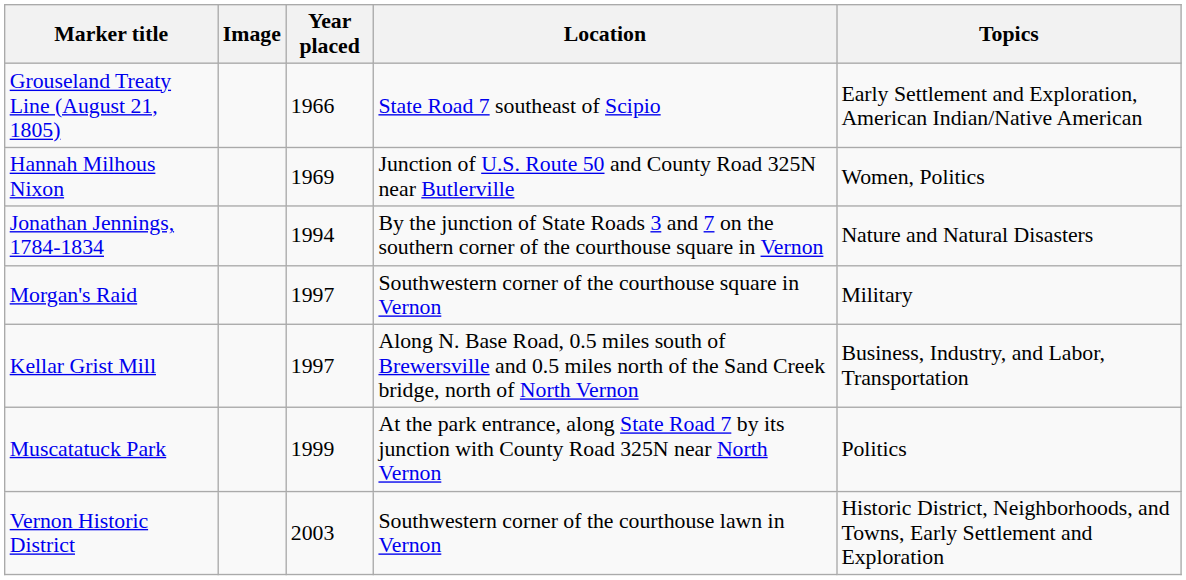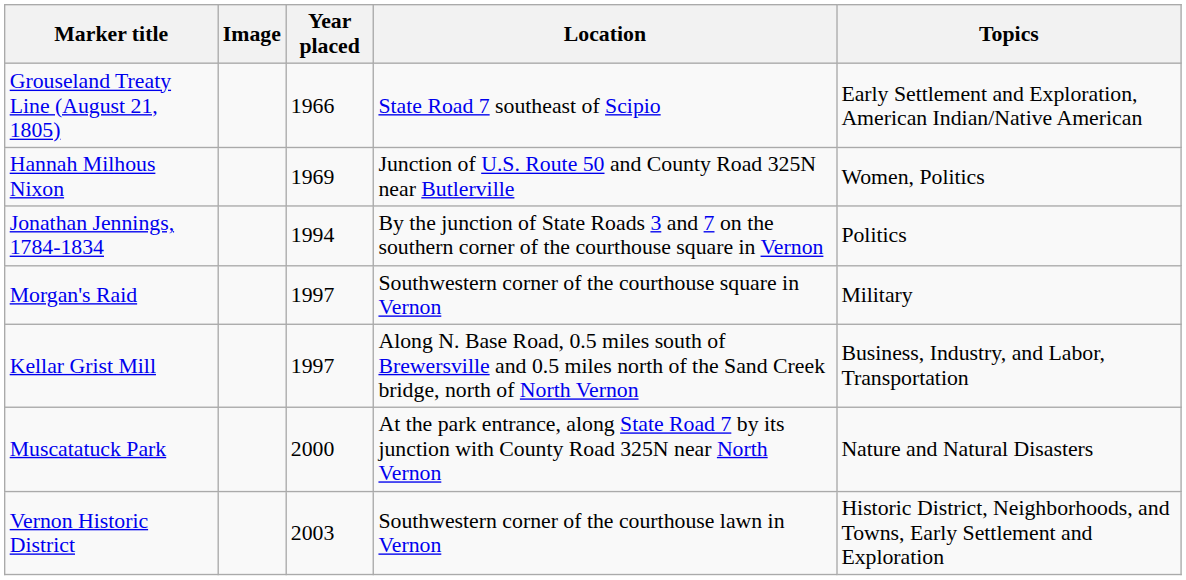(967, 235) Nature and Natural Disasters -> (874, 235) Politics
(313, 449) 1999 -> (313, 449) 2000
(874, 449) Politics -> (967, 449) Nature and Natural Disasters
